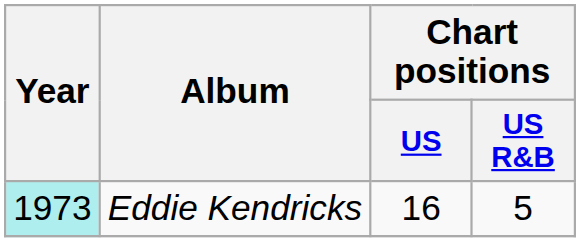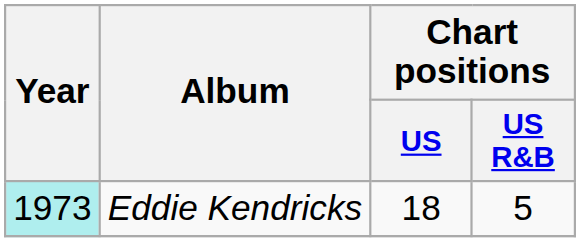(421, 207) 16 -> (421, 207) 18
